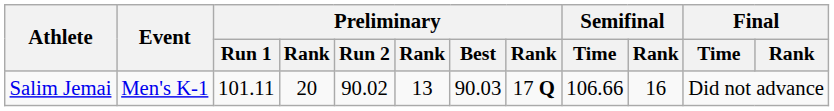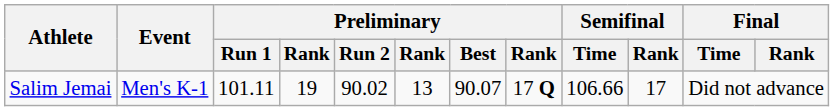(307, 88) 20 -> (307, 88) 19
(478, 88) 90.03 -> (478, 88) 90.07
(656, 88) 16 -> (656, 88) 17
